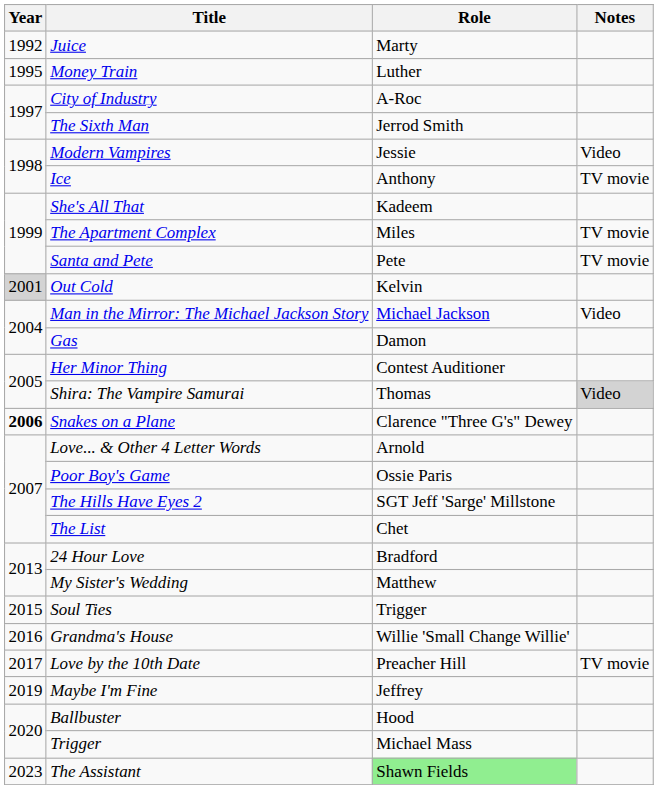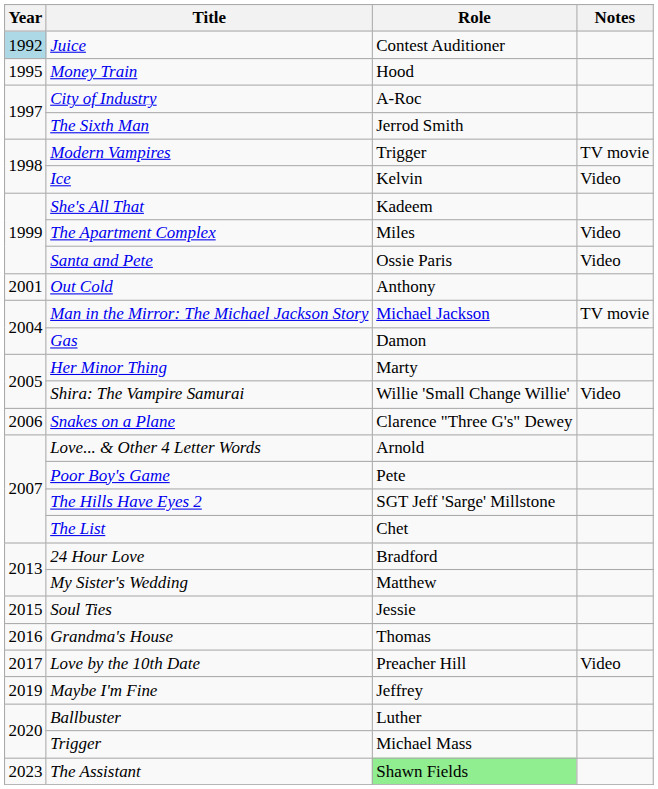(25, 44) no background -> (25, 44) lightblue background
(397, 44) Marty -> (441, 44) Contest Auditioner
(399, 71) Luther -> (395, 71) Hood
(396, 152) Jessie -> (401, 152) Trigger
(601, 152) Video -> (615, 152) TV movie
(406, 179) Anthony -> (399, 179) Kelvin
(615, 179) TV movie -> (601, 179) Video
(615, 233) TV movie -> (601, 233) Video
(391, 260) Pete -> (414, 260) Ossie Paris
(615, 260) TV movie -> (601, 260) Video
(25, 286) lightgrey background -> (25, 286) no background
(399, 286) Kelvin -> (406, 286) Anthony
(601, 313) Video -> (615, 313) TV movie
(441, 367) Contest Auditioner -> (397, 367) Marty
(404, 394) Thomas -> (473, 394) Willie 'Small Change Willie'
(601, 394) lightgrey background -> (601, 394) no background
(25, 421) bold -> (25, 421) normal
(414, 475) Ossie Paris -> (391, 475) Pete
(401, 609) Trigger -> (396, 609) Jessie
(473, 636) Willie 'Small Change Willie' -> (404, 636) Thomas
(615, 663) TV movie -> (601, 663) Video
(395, 717) Hood -> (399, 717) Luther
